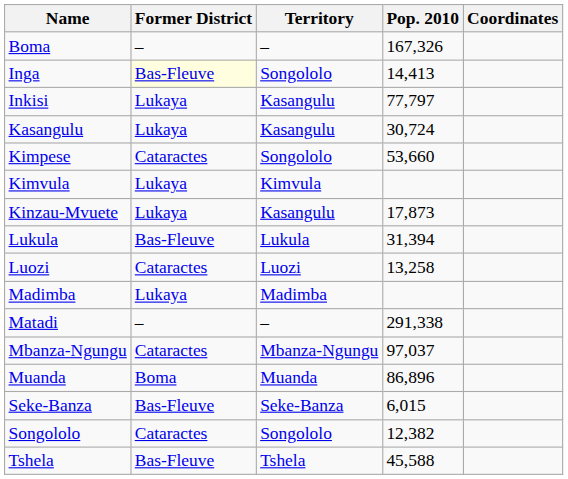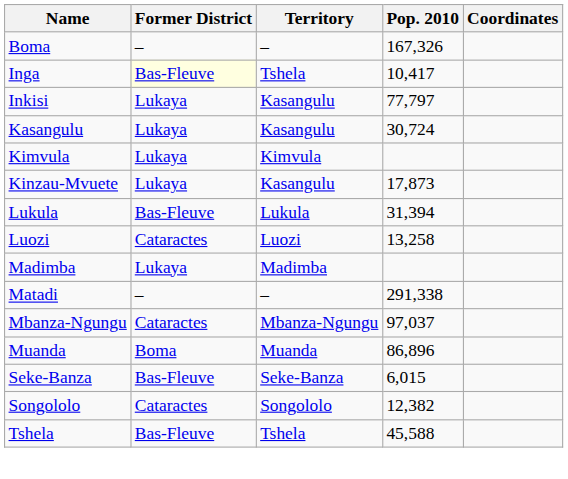(296, 73) Songololo -> (283, 73) Tshela
(410, 73) 14,413 -> (410, 73) 10,417
- row: (40, 156)
